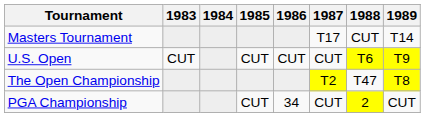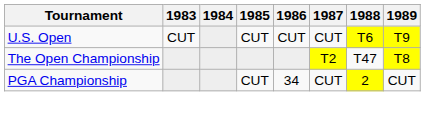- row: (70, 37)
